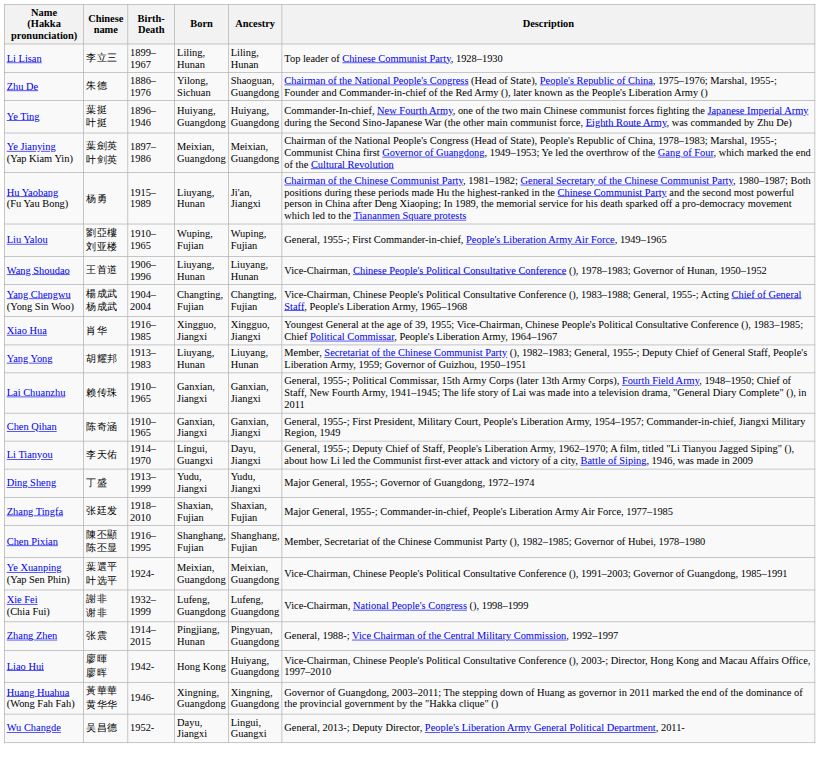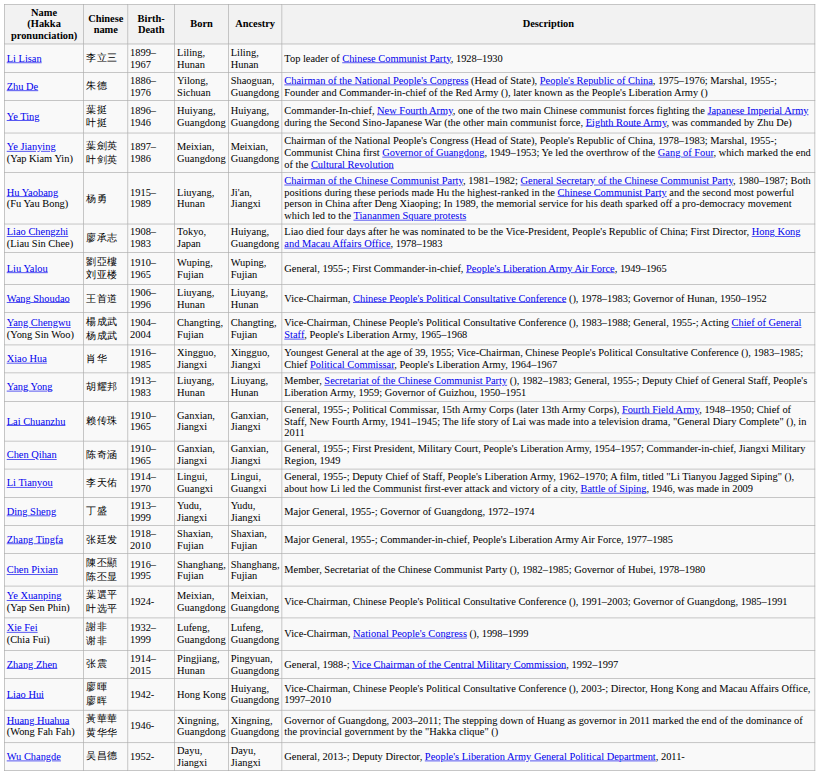+ row: (40, 238)
(246, 455) Dayu, Jiangxi -> (249, 483) Lingui, Guangxi
(249, 728) Lingui, Guangxi -> (246, 756) Dayu, Jiangxi
